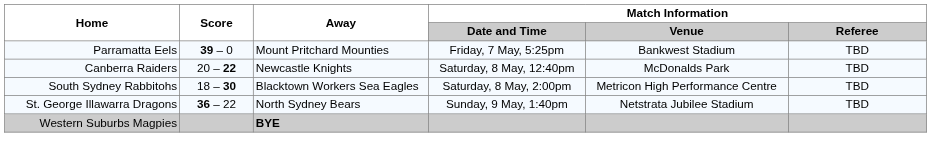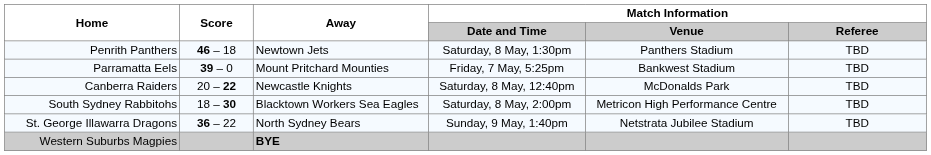+ row: (133, 50)
